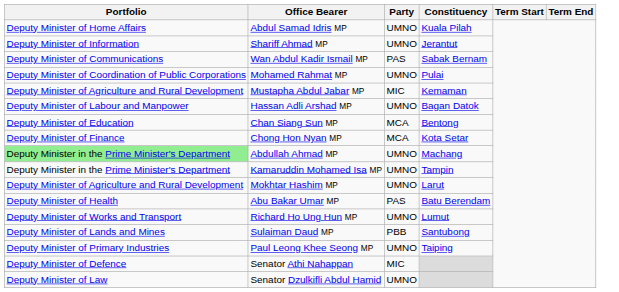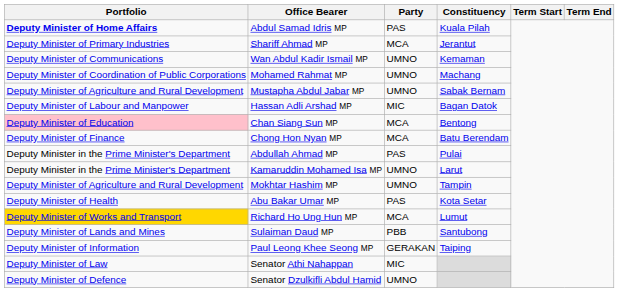(76, 28) normal -> (82, 28) bold
(402, 28) UMNO -> (396, 28) PAS
(73, 43) Deputy Minister of Information -> (88, 43) Deputy Minister of Primary Industries
(402, 43) UMNO -> (398, 43) MCA
(396, 59) PAS -> (402, 59) UMNO
(454, 59) Sabak Bernam -> (462, 59) Kemaman
(432, 75) Pulai -> (460, 75) Machang
(396, 91) MIC -> (402, 91) UMNO
(444, 91) Kemaman -> (472, 91) Sabak Bernam
(402, 106) UMNO -> (396, 106) MIC
(70, 122) no background -> (70, 122) pink background
(445, 138) Kota Setar -> (474, 138) Batu Berendam
(118, 153) lightgreen background -> (118, 153) no background
(402, 153) UMNO -> (396, 153) PAS
(442, 153) Machang -> (451, 153) Pulai
(437, 169) Tampin -> (451, 169) Larut
(433, 185) Larut -> (456, 185) Tampin
(456, 201) Batu Berendam -> (463, 201) Kota Setar
(94, 216) no background -> (94, 216) gold background
(402, 216) UMNO -> (398, 216) MCA
(88, 248) Deputy Minister of Primary Industries -> (73, 248) Deputy Minister of Information
(402, 248) UMNO -> (411, 248) GERAKAN
(66, 264) Deputy Minister of Defence -> (57, 264) Deputy Minister of Law
(57, 279) Deputy Minister of Law -> (66, 279) Deputy Minister of Defence
